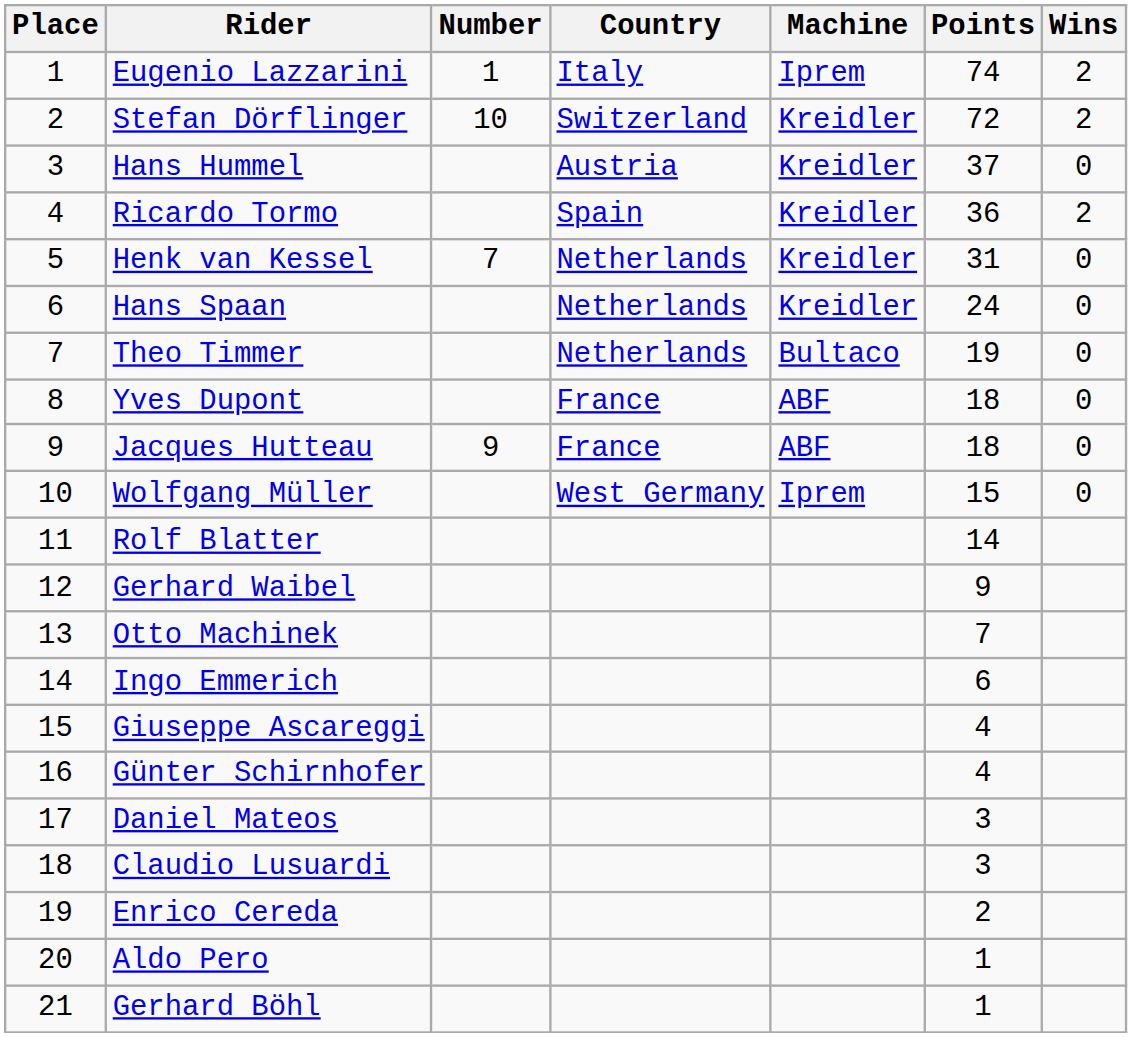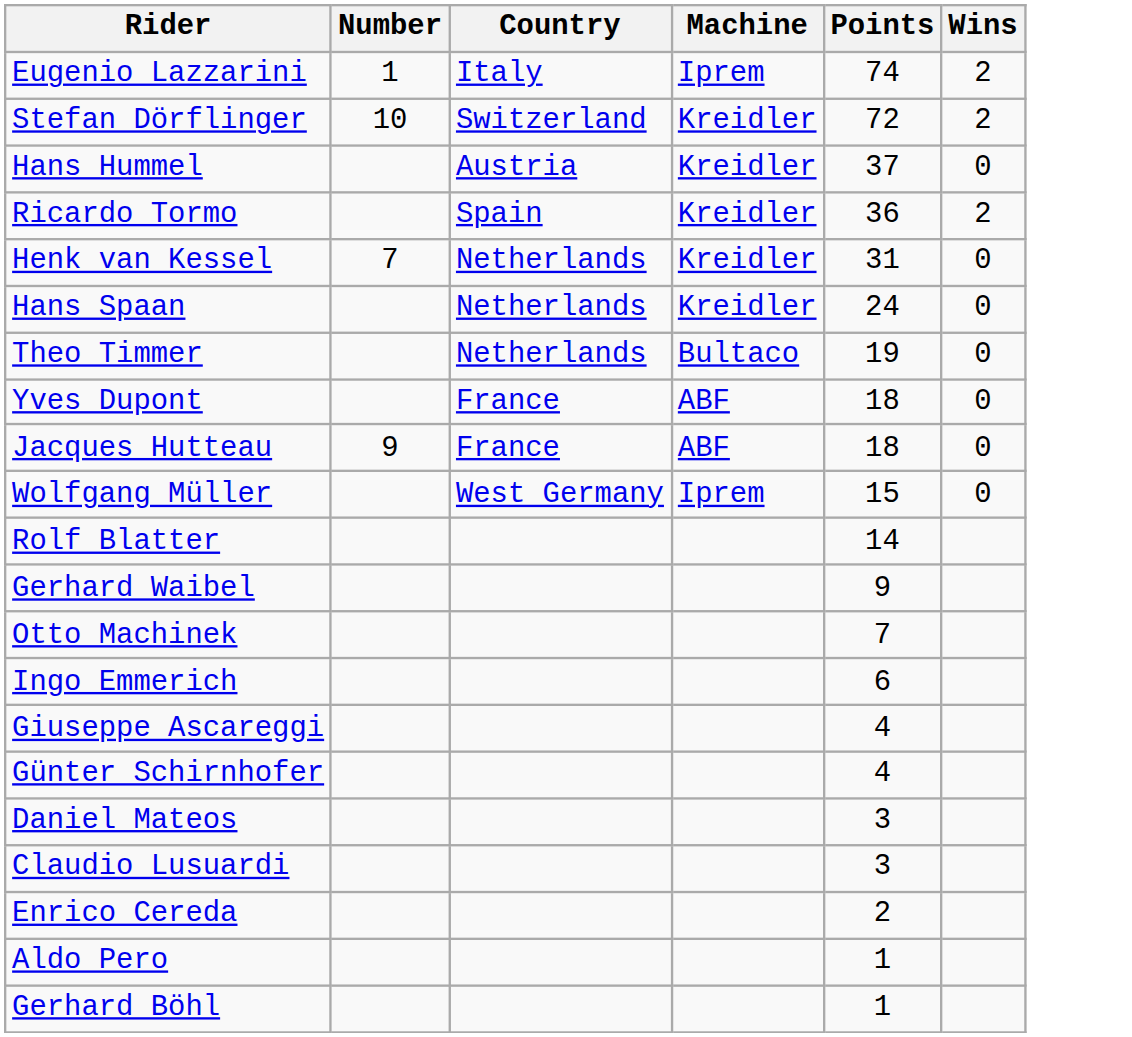- column: (55, 29)
